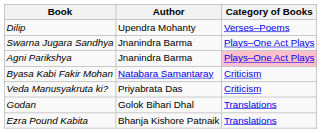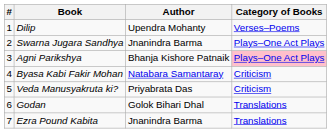+ column: (9, 12)
(155, 58) Jnanindra Barma -> (179, 58) Bhanja Kishore Patnaik
(169, 120) Bhanja Kishore Patnaik -> (165, 120) Jnanindra Barma
